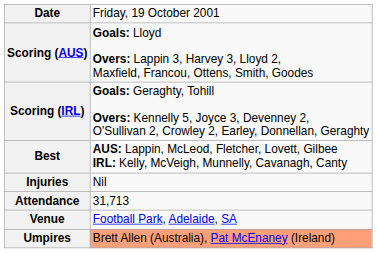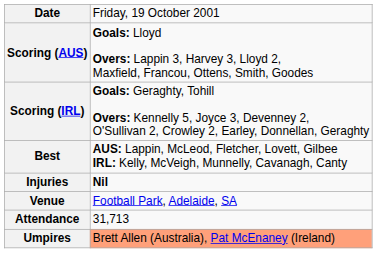(100, 182) normal -> (100, 182) bold
rows swapped: (47, 219) <-> (47, 201)
